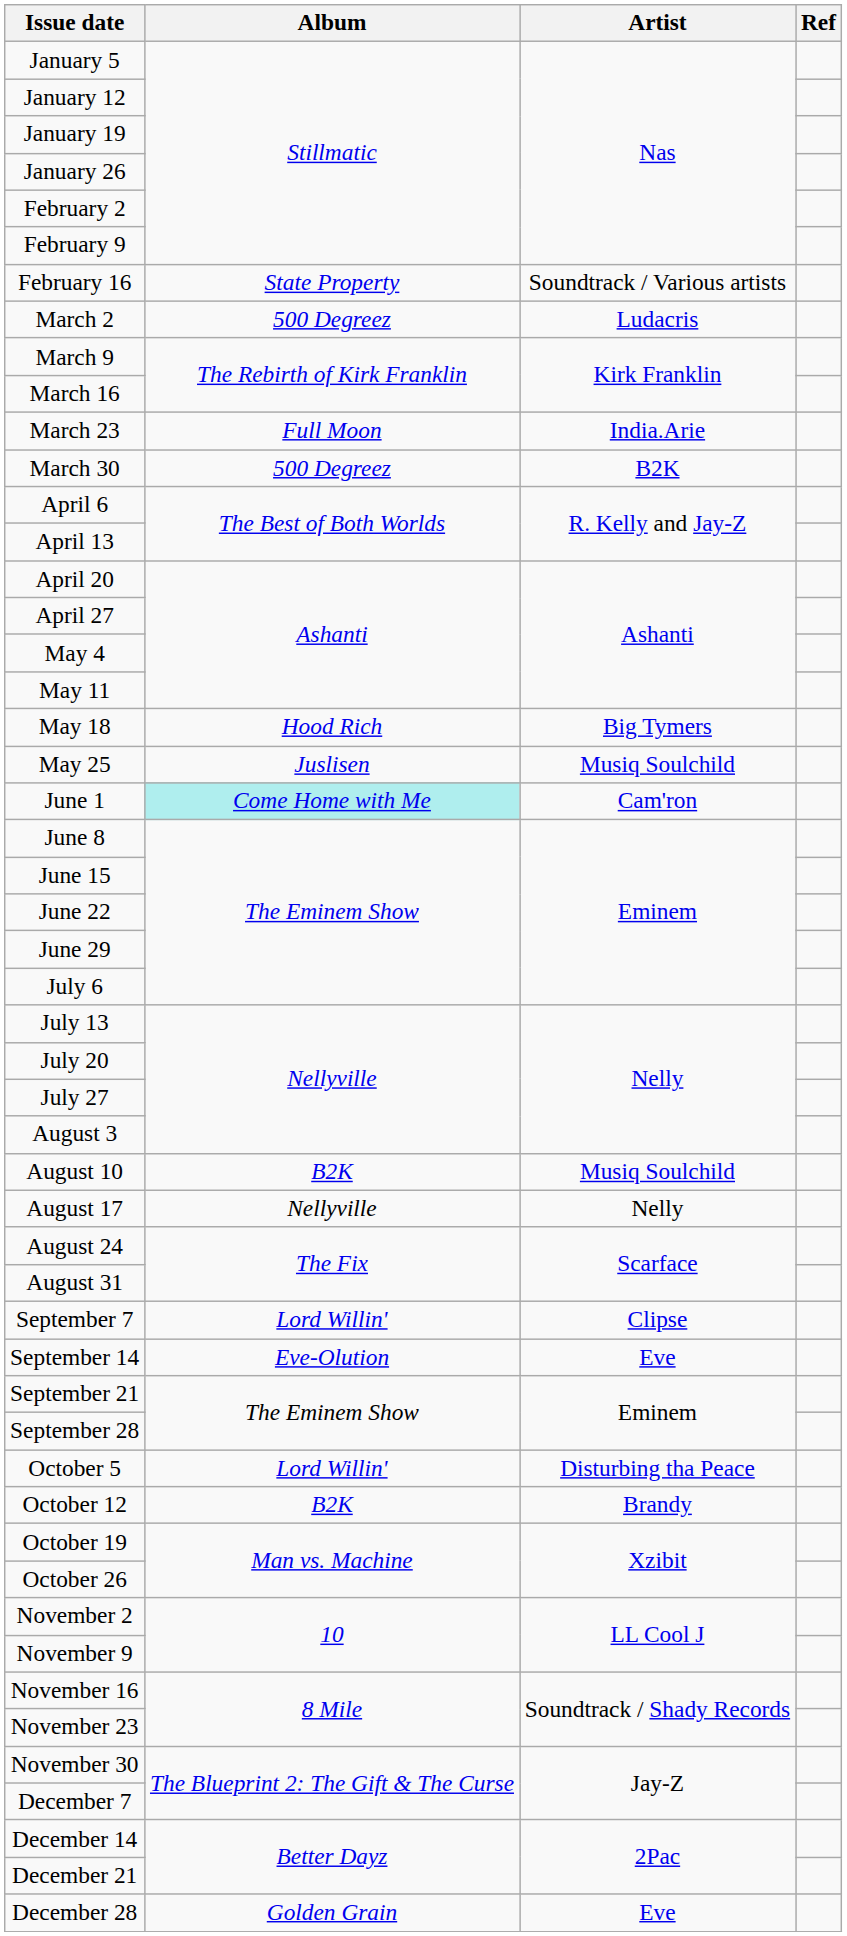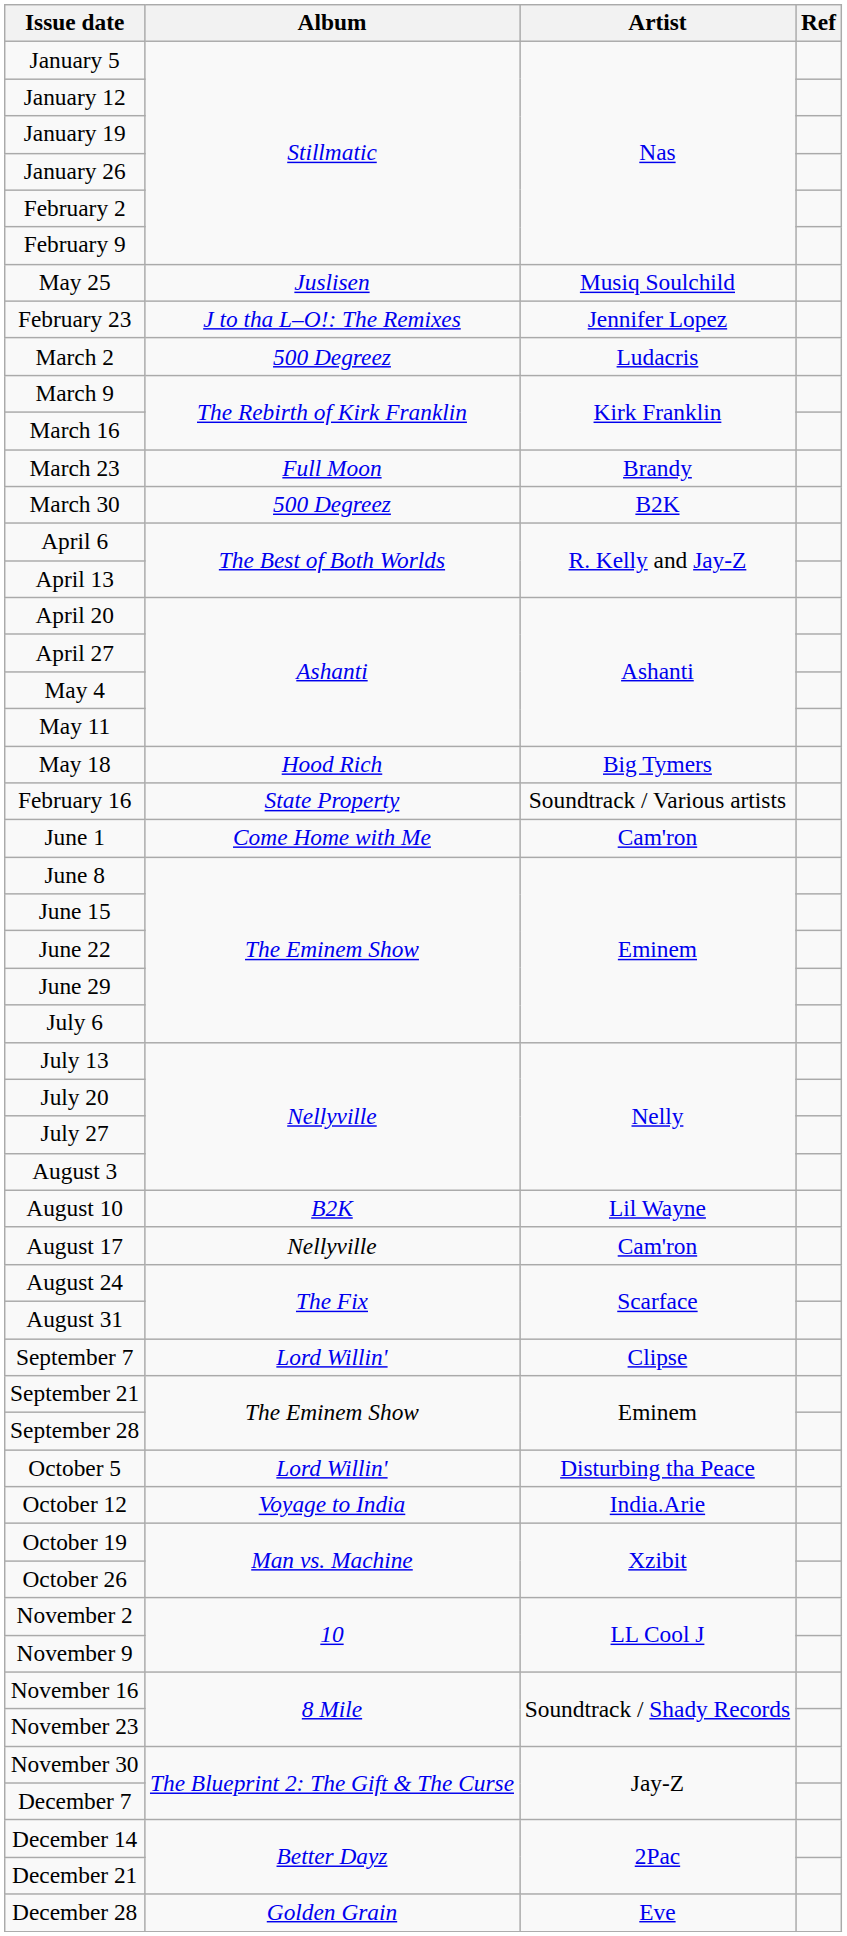rows swapped: (75, 282) <-> (75, 763)
+ row: (75, 319)
(657, 430) India.Arie -> (657, 467) Brandy
(332, 801) paleturquoise background -> (332, 838) no background
(657, 1171) Musiq Soulchild -> (657, 1208) Lil Wayne
(657, 1208) Nelly -> (657, 1245) Cam'ron
- row: (75, 1356)
(332, 1504) B2K -> (332, 1504) Voyage to India
(657, 1504) Brandy -> (657, 1504) India.Arie
